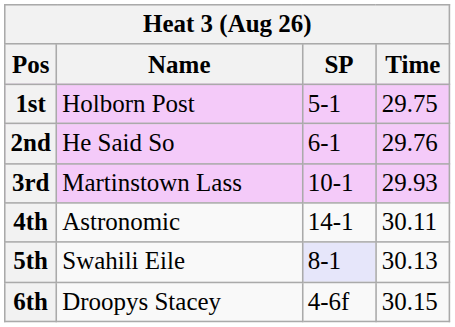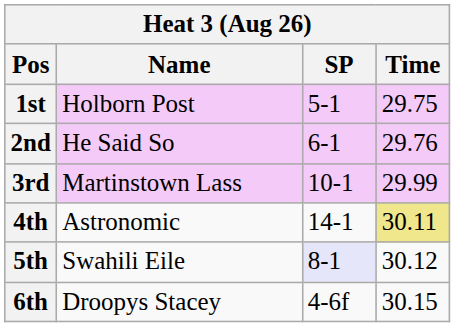(410, 182) 29.93 -> (410, 182) 29.99
(409, 222) no background -> (409, 222) khaki background
(410, 261) 30.13 -> (410, 261) 30.12
